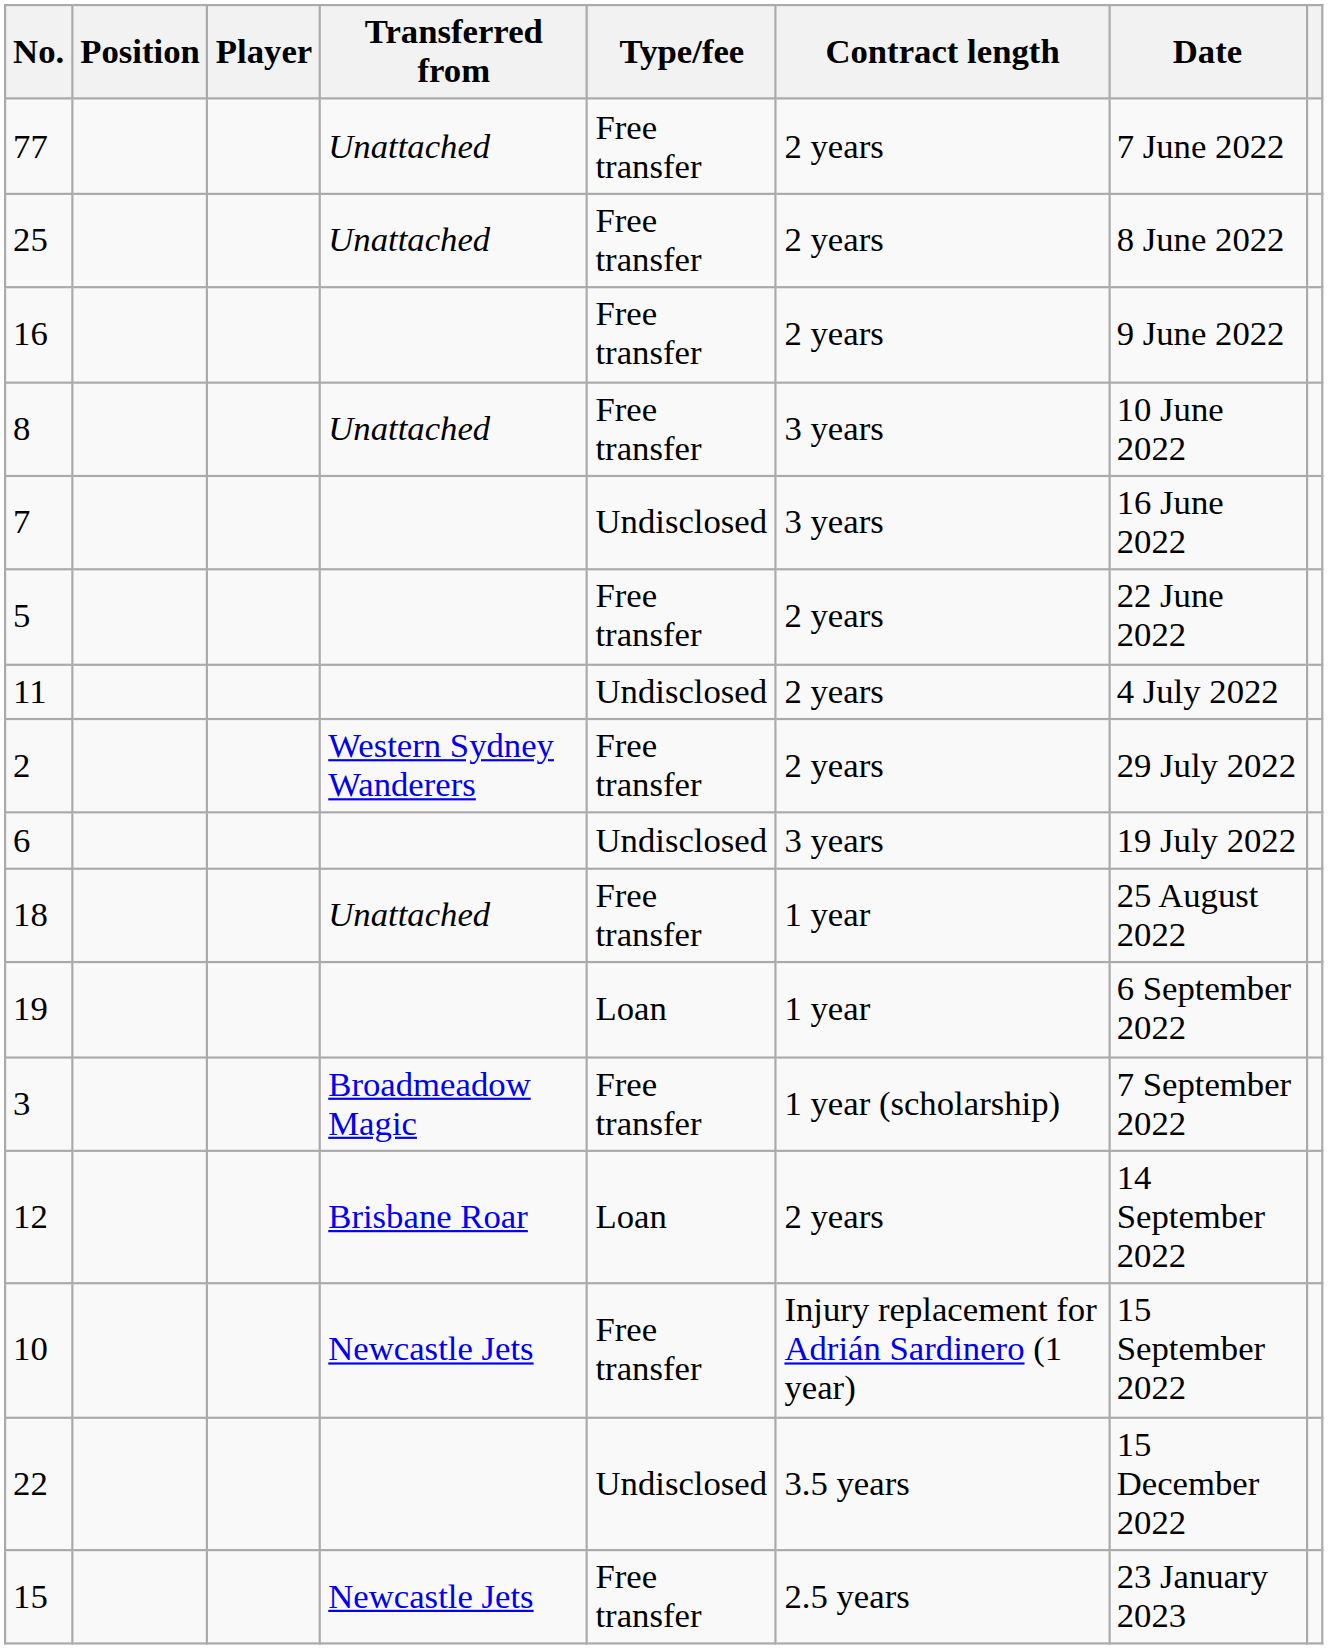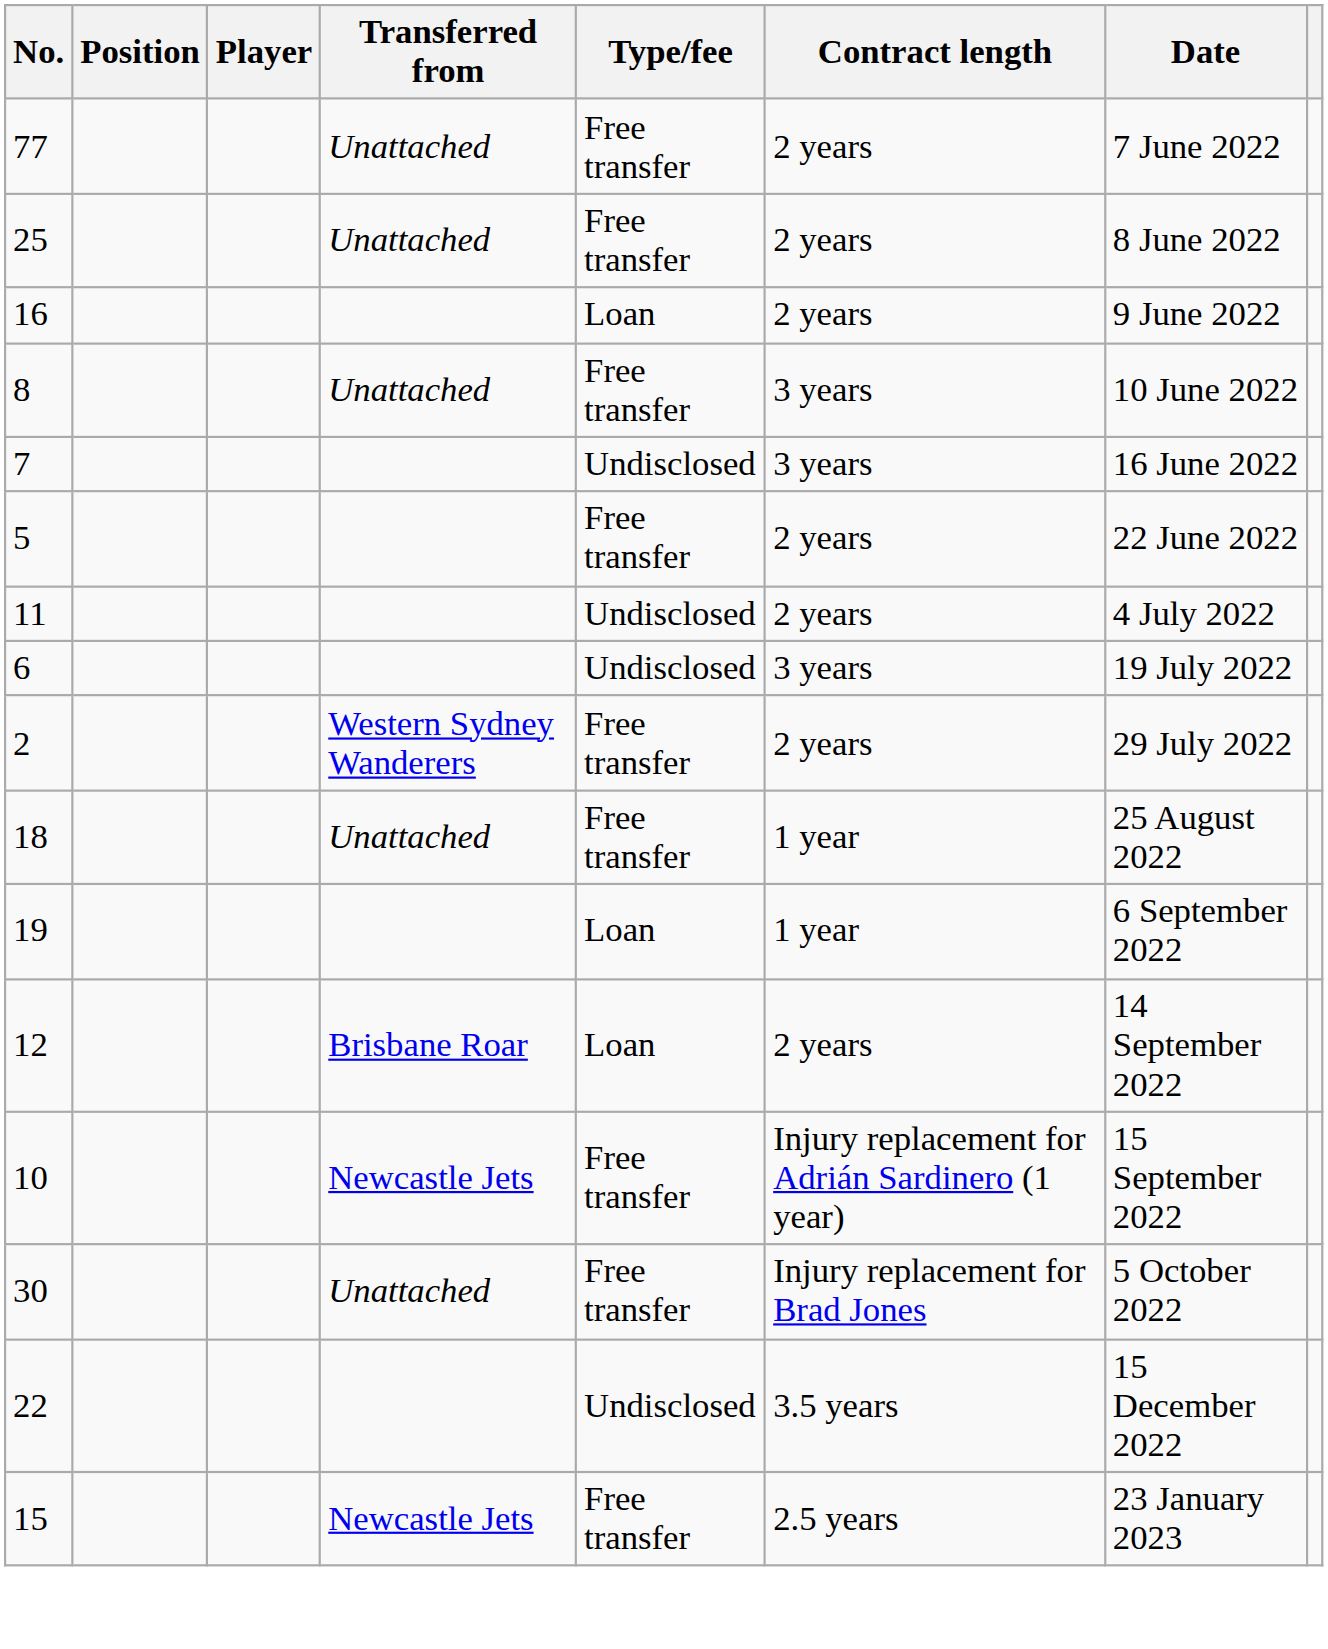(648, 333) Free transfer -> (620, 314) Loan
rows swapped: (22, 840) <-> (22, 765)
- row: (22, 1102)
+ row: (30, 1291)
